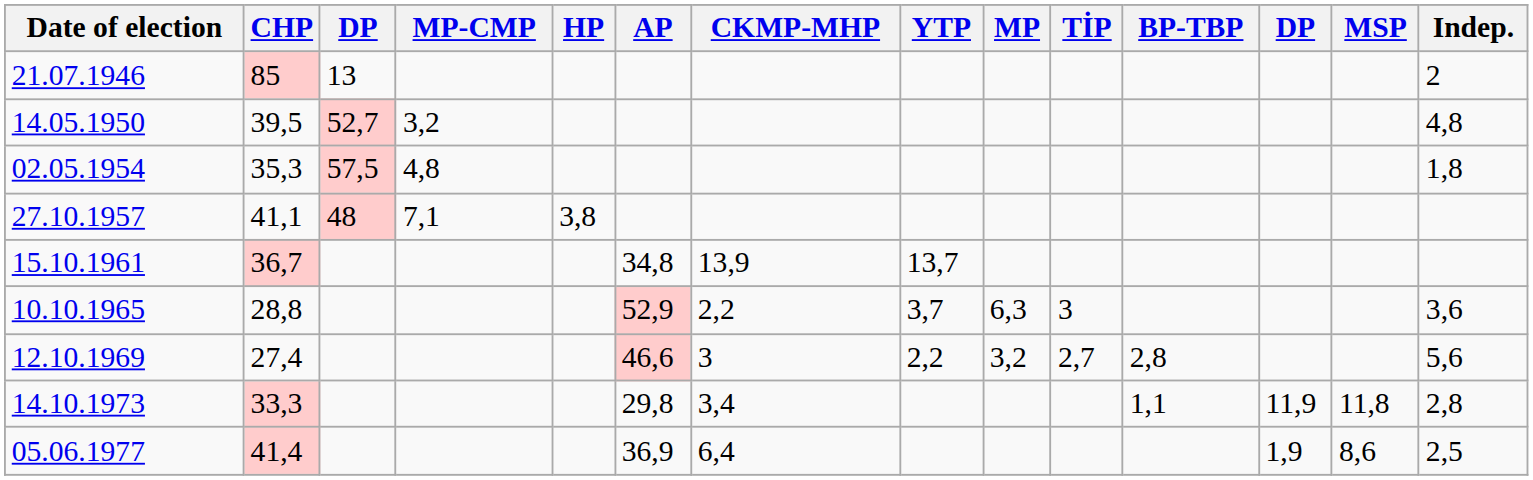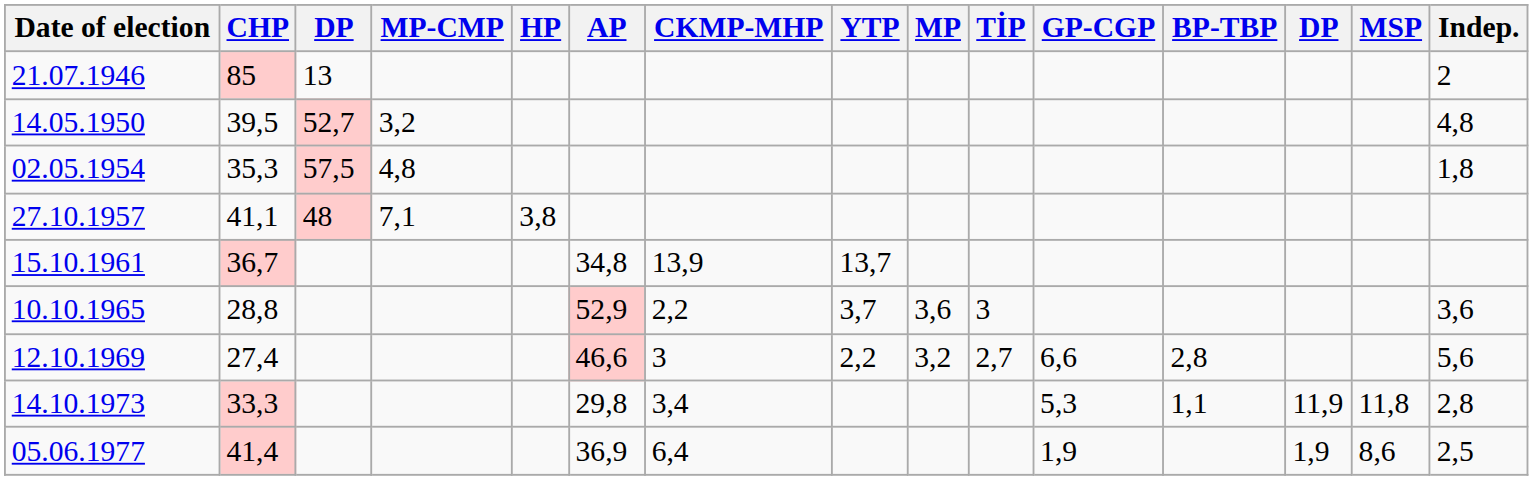+ column: (1098, 27)
(1008, 309) 6,3 -> (933, 309) 3,6
